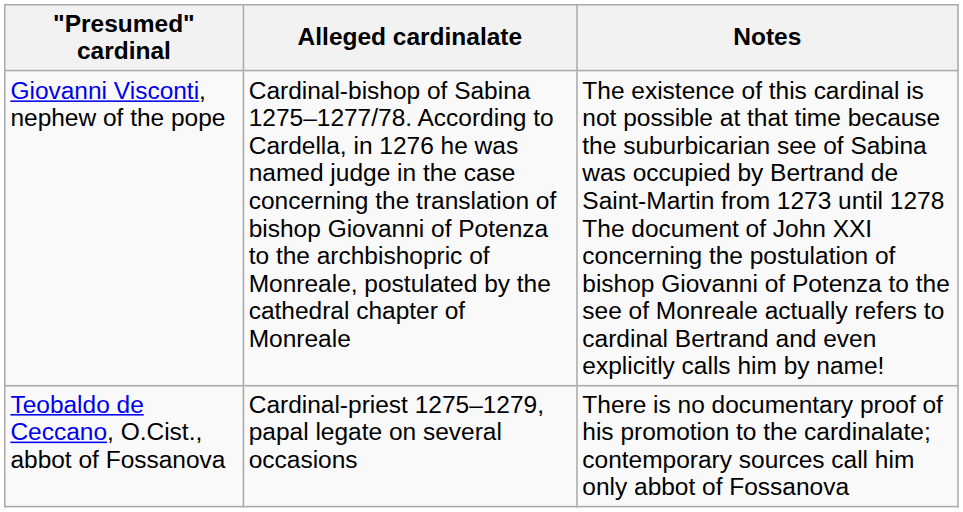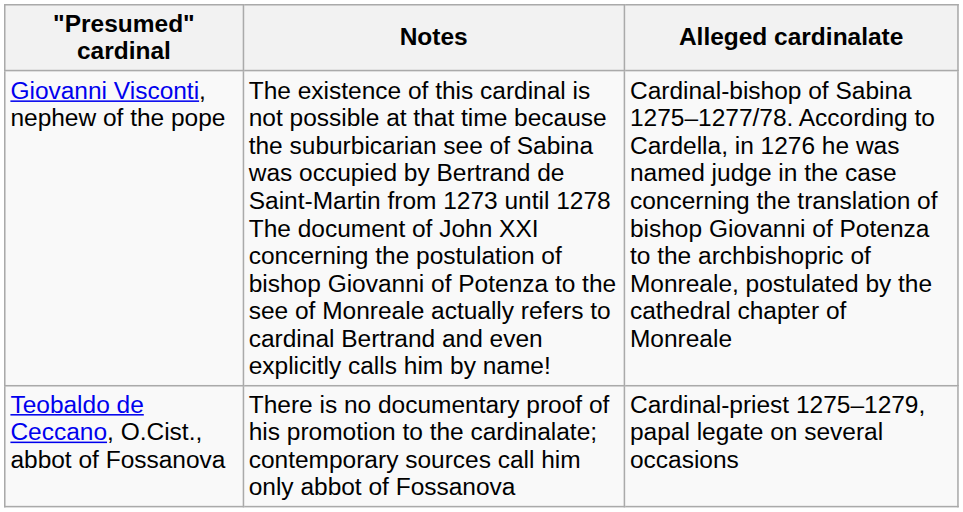columns swapped: (410, 37) <-> (767, 37)
